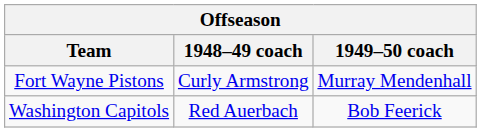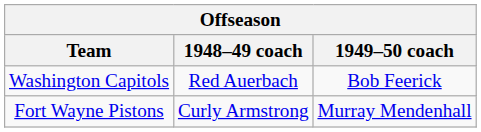rows swapped: (89, 80) <-> (89, 111)
